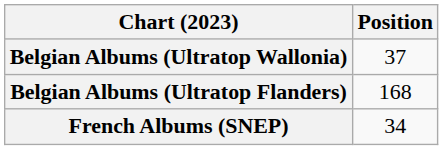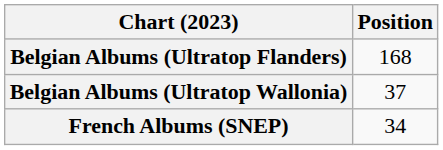rows swapped: (179, 91) <-> (179, 56)
